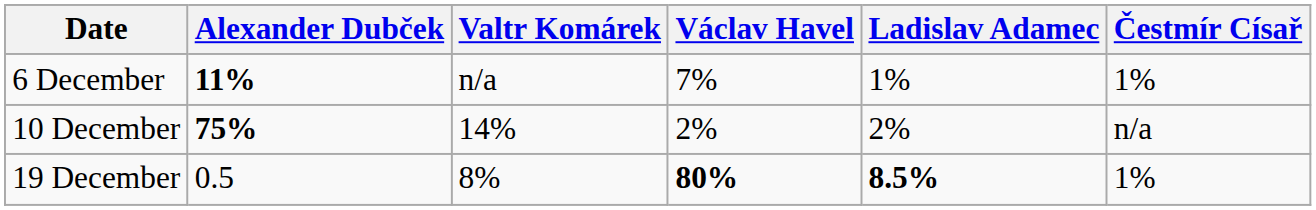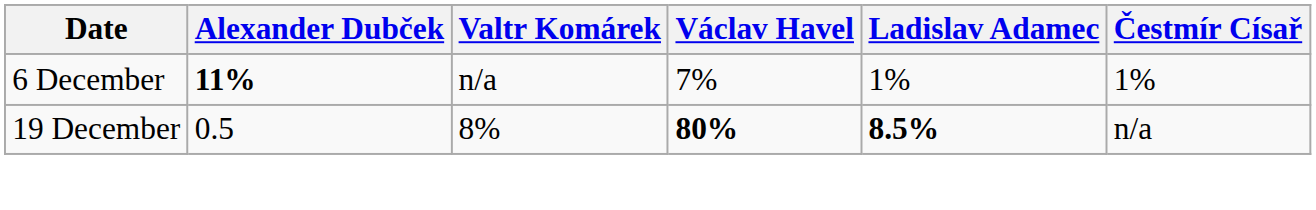- row: (96, 128)
(1135, 178) 1% -> (1133, 128) n/a
